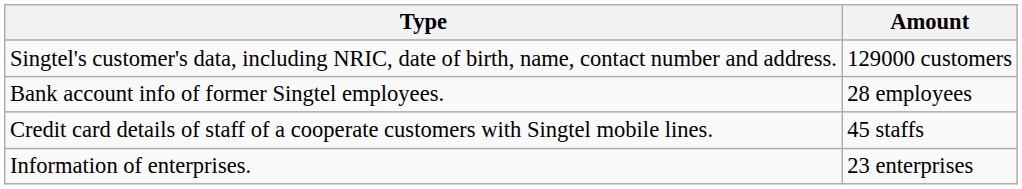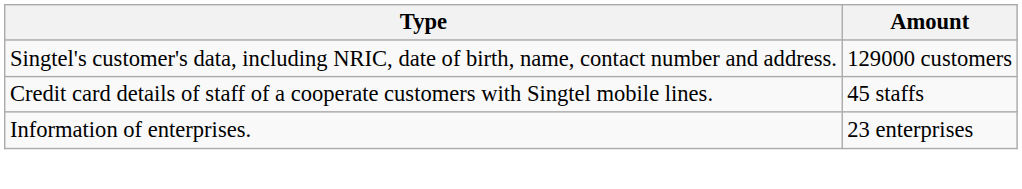- row: (227, 93)
